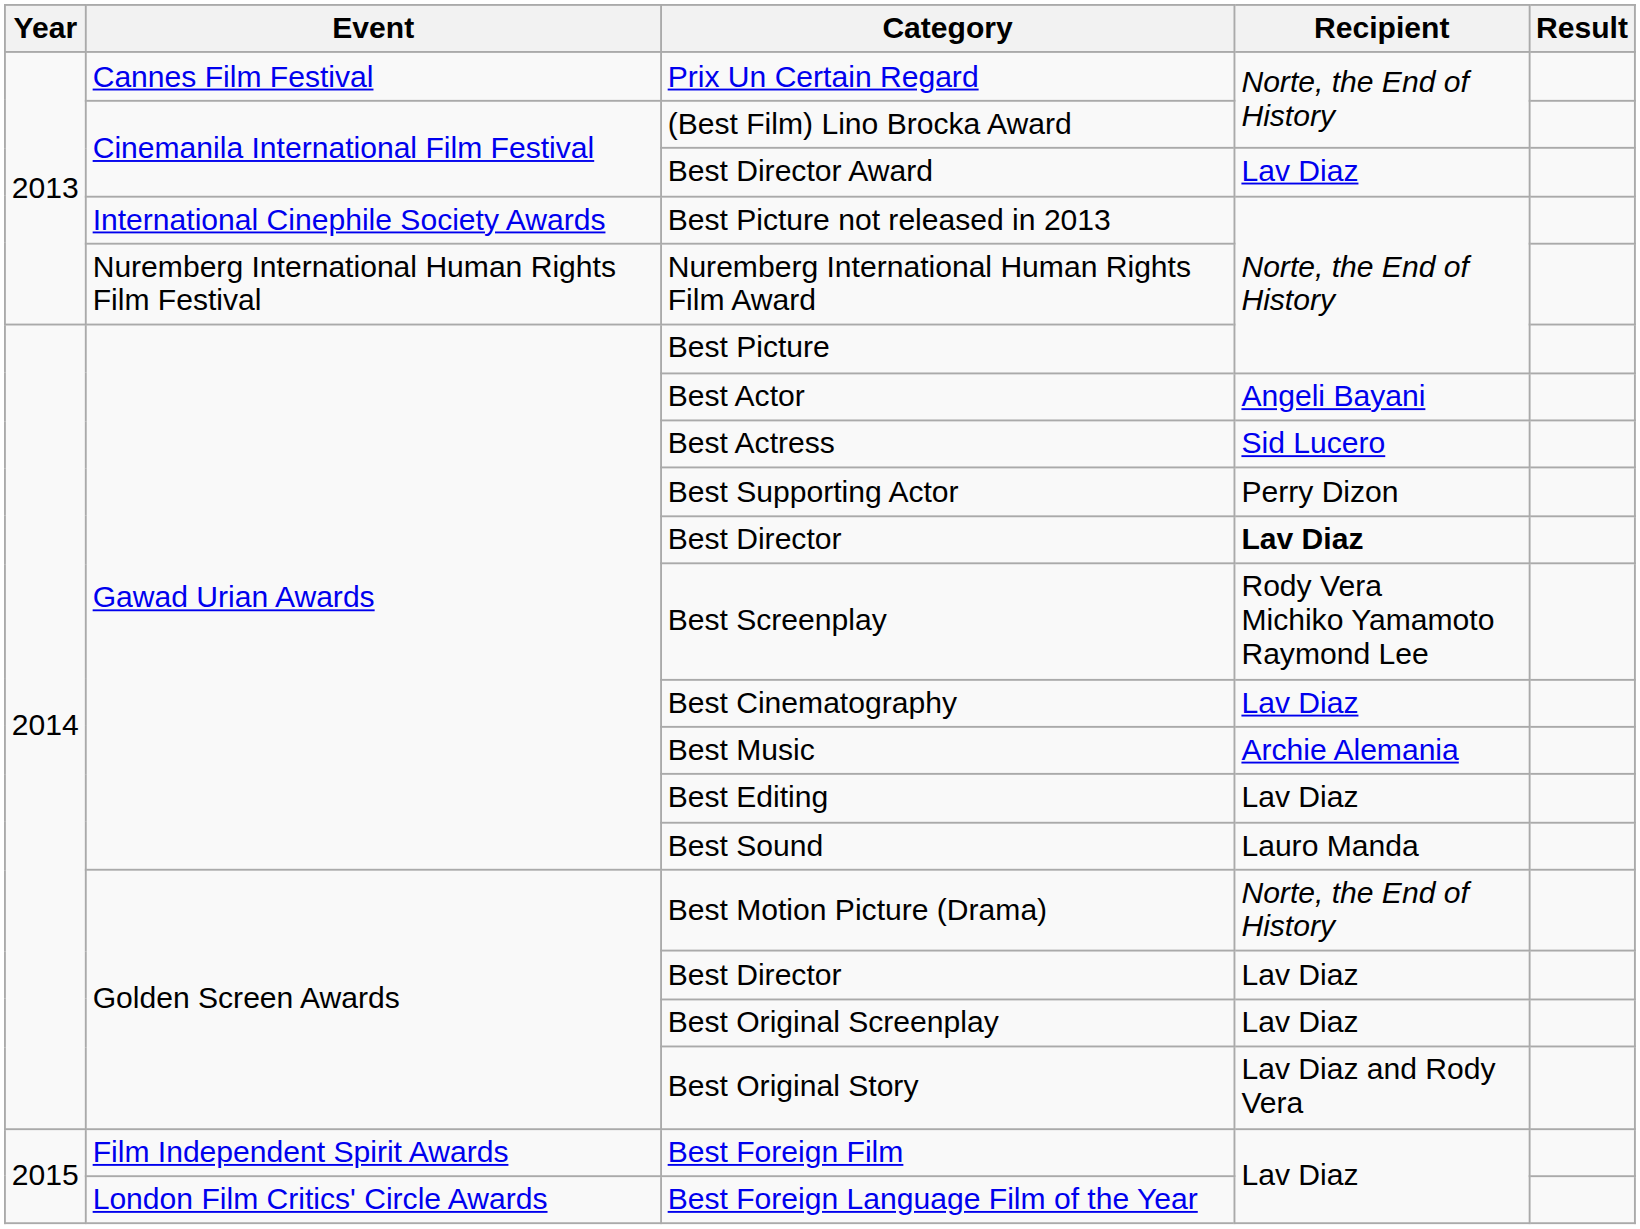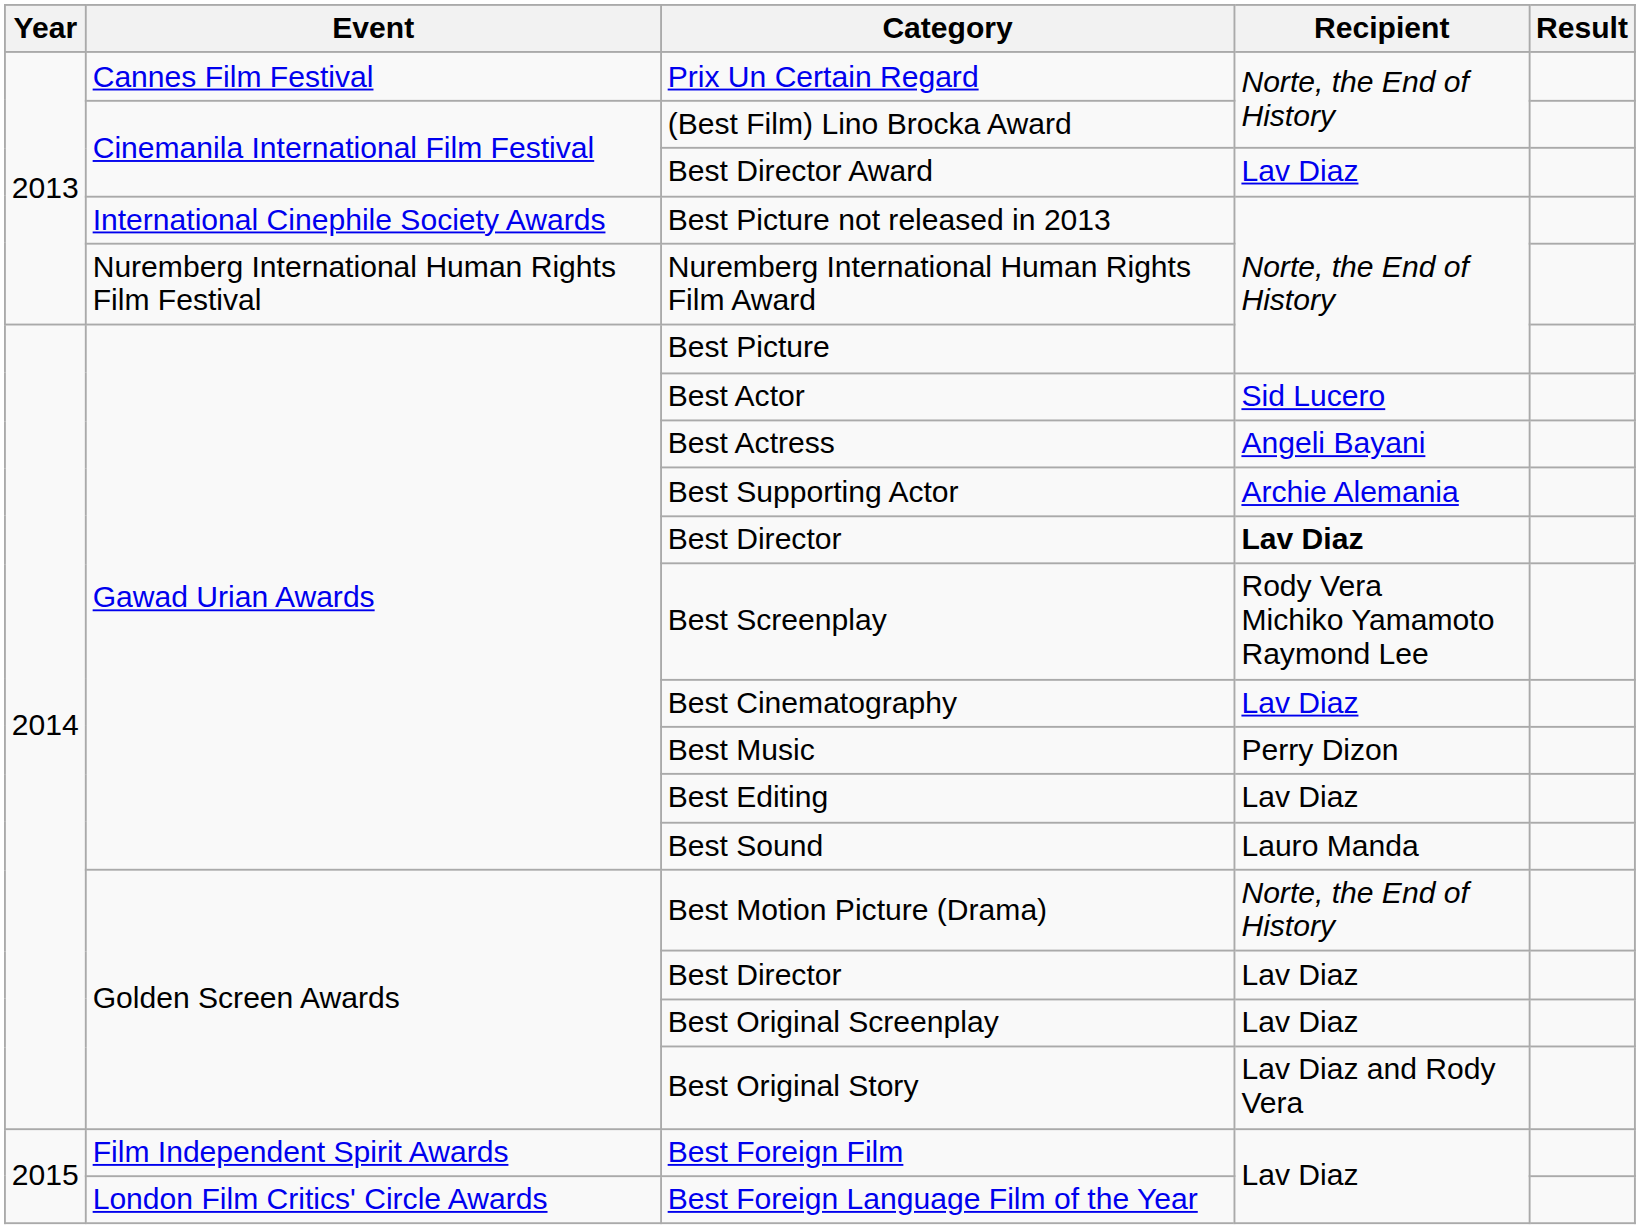(1333, 396) Angeli Bayani -> (1313, 396) Sid Lucero
(1313, 443) Sid Lucero -> (1333, 443) Angeli Bayani
(1320, 491) Perry Dizon -> (1350, 491) Archie Alemania
(1350, 750) Archie Alemania -> (1320, 750) Perry Dizon
